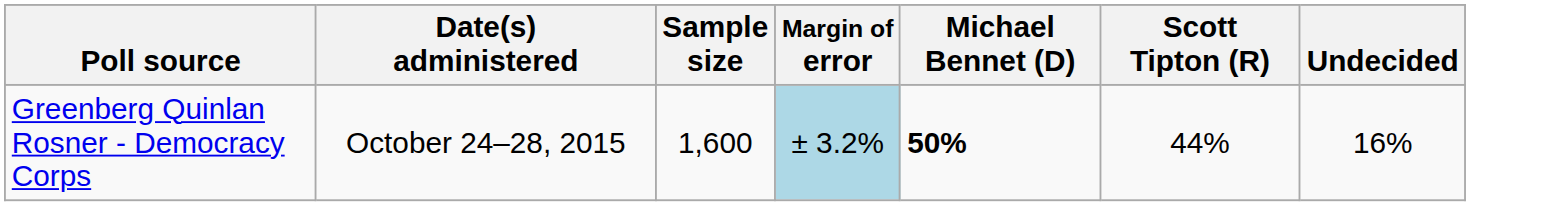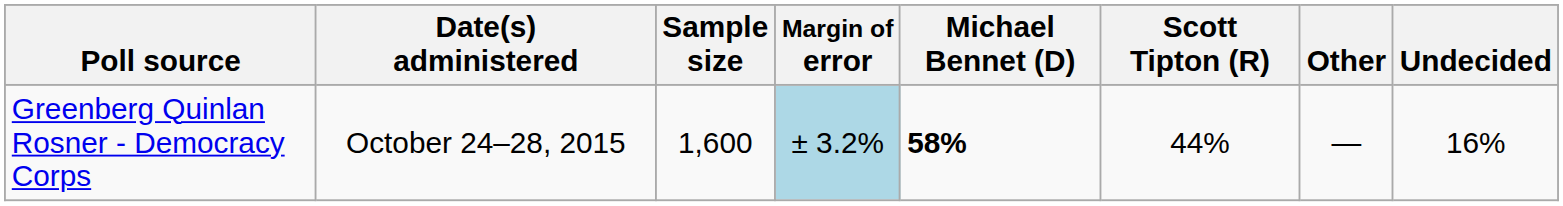+ column: (1346, 61)
(937, 142) 50% -> (937, 142) 58%
